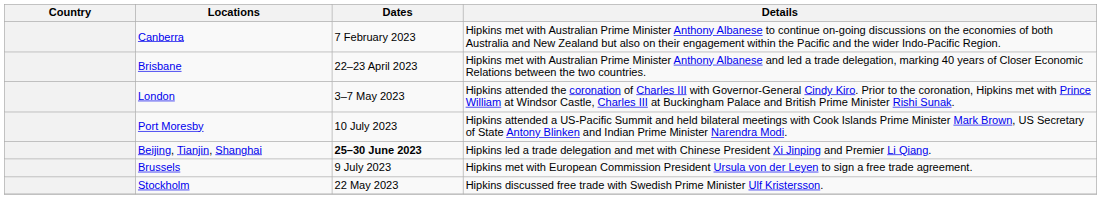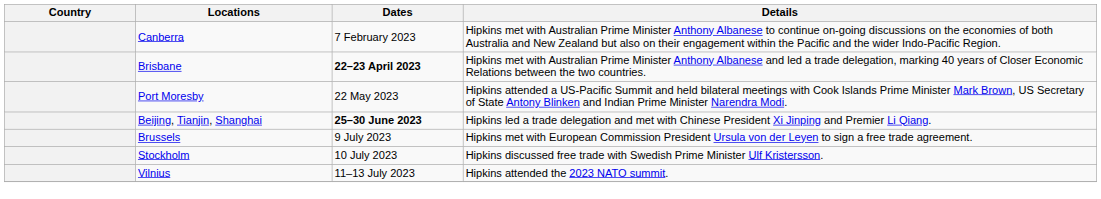(376, 66) normal -> (378, 66) bold
- row: (156, 96)
(366, 126) 10 July 2023 -> (366, 96) 22 May 2023
(366, 185) 22 May 2023 -> (366, 155) 10 July 2023
+ row: (154, 173)
